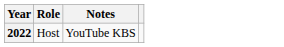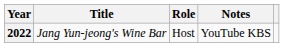+ column: (102, 14)
